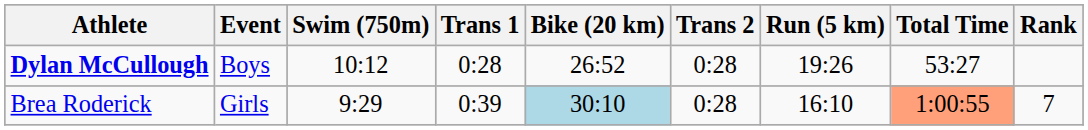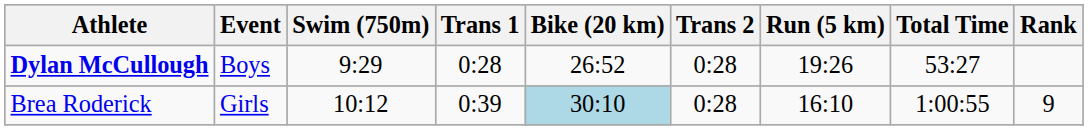(361, 65) 10:12 -> (361, 65) 9:29
(361, 105) 9:29 -> (361, 105) 10:12
(952, 105) lightsalmon background -> (952, 105) no background
(1048, 105) 7 -> (1048, 105) 9
